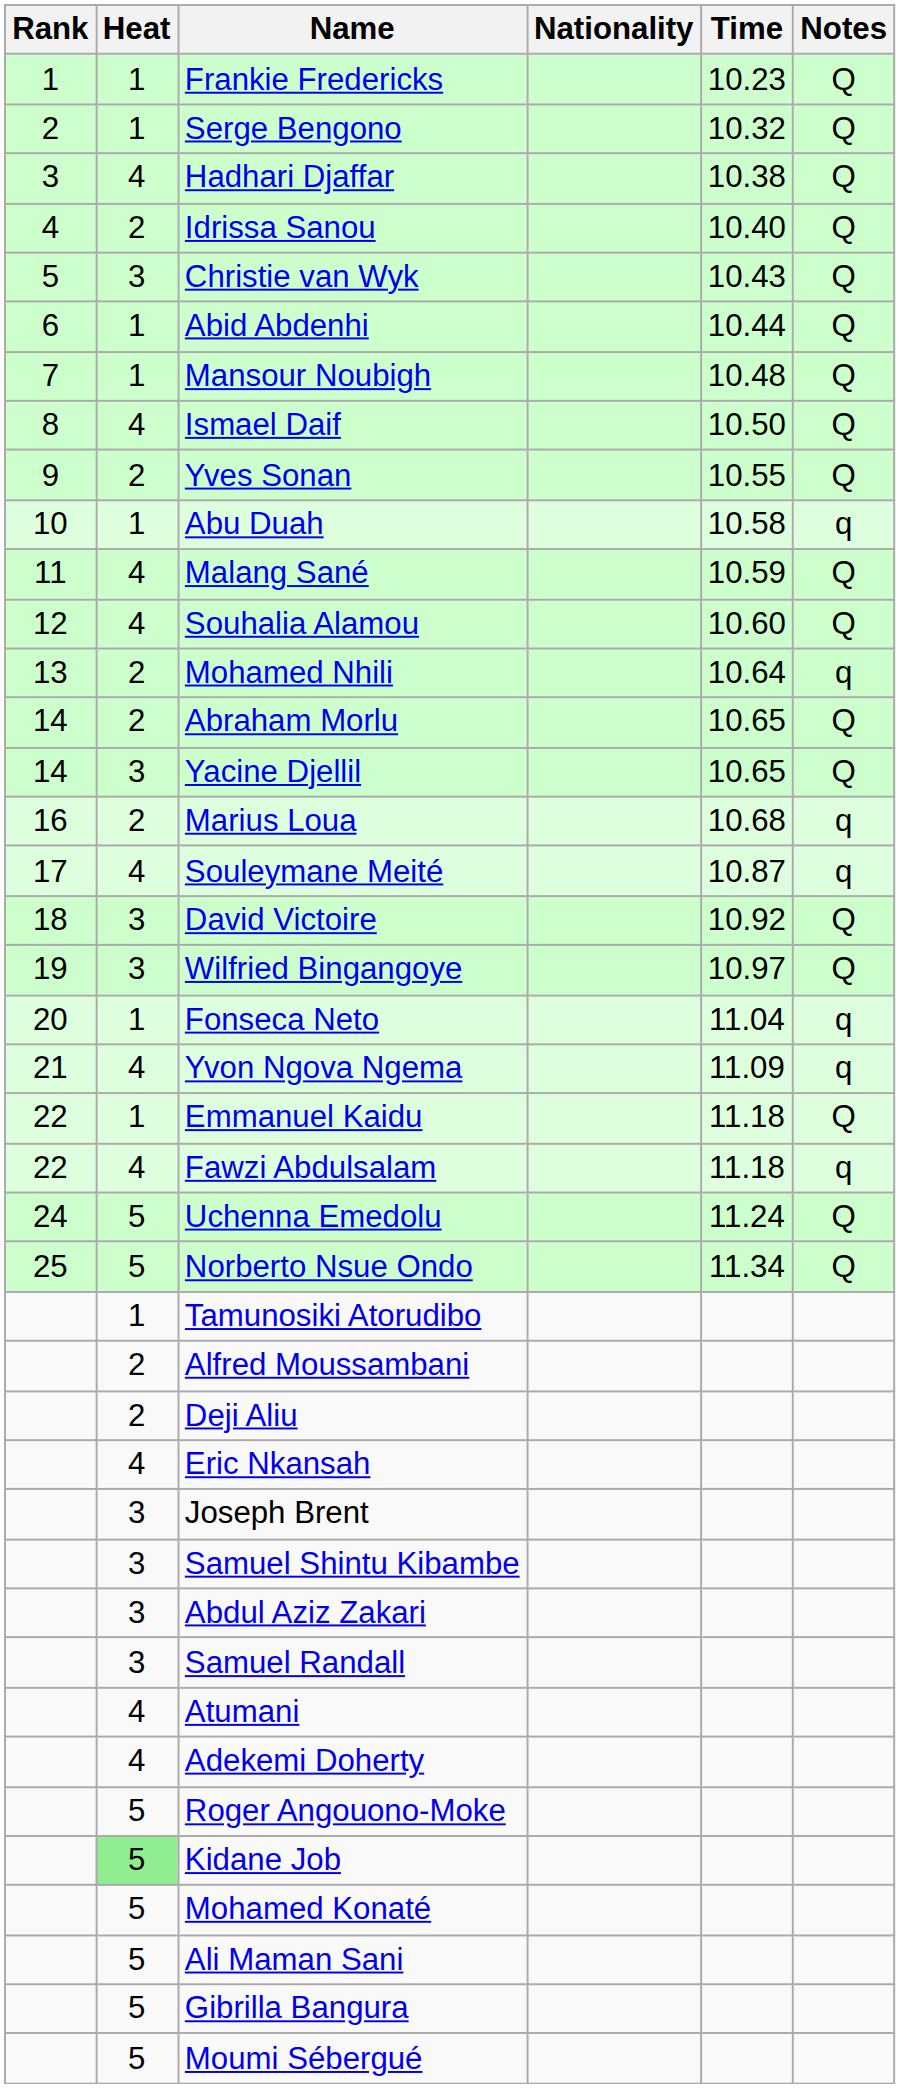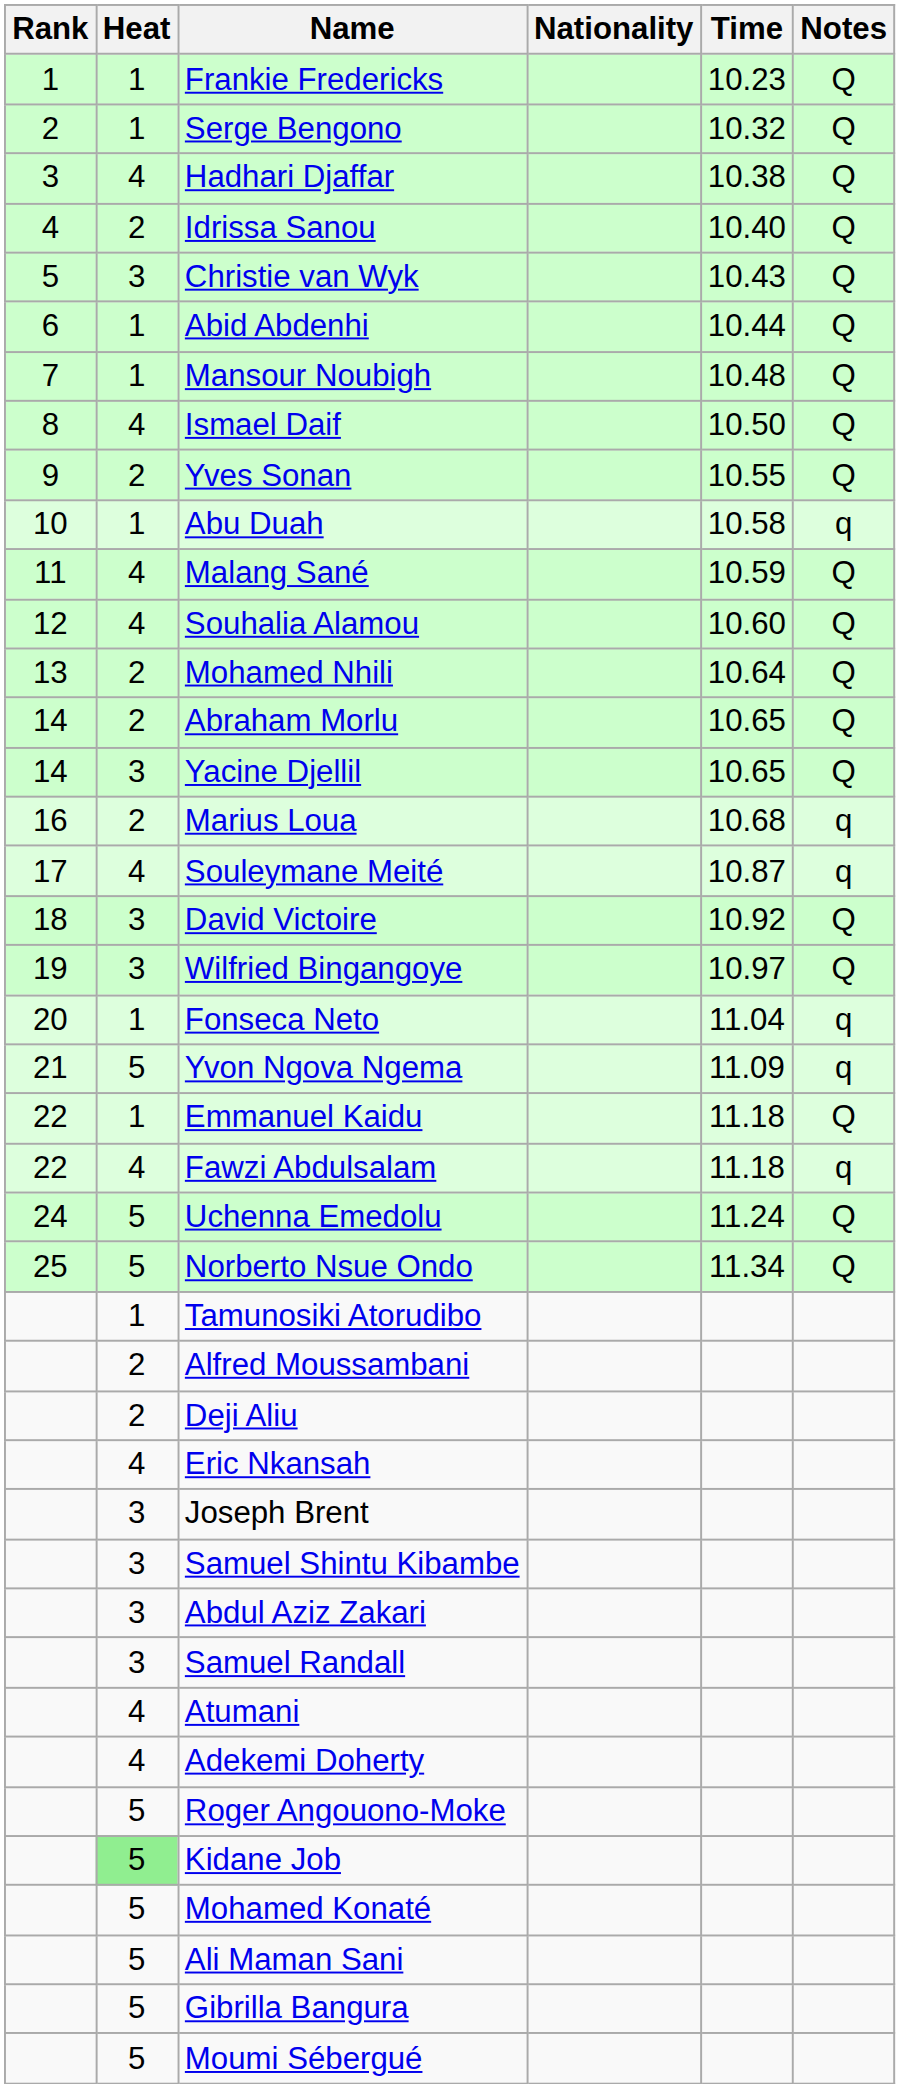(844, 672) q -> (844, 672) Q
(137, 1068) 4 -> (137, 1068) 5
